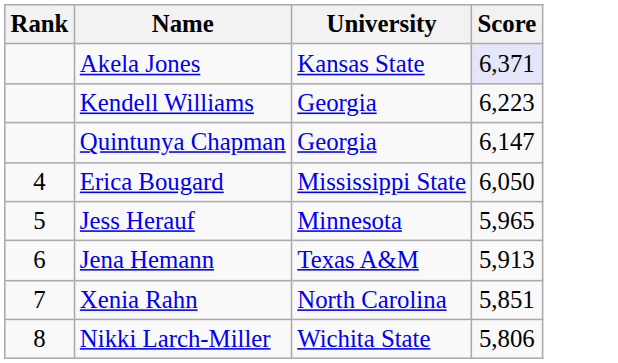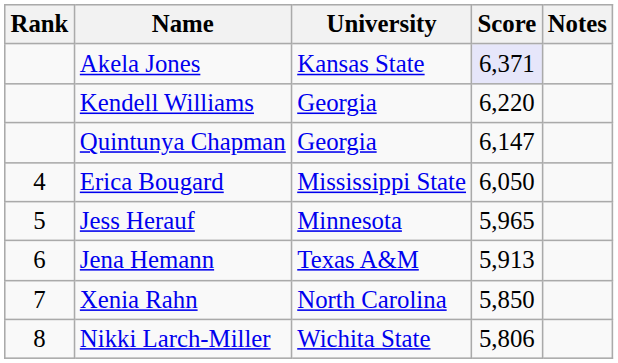+ column: (577, 24)
(507, 102) 6,223 -> (507, 102) 6,220
(507, 299) 5,851 -> (507, 299) 5,850
